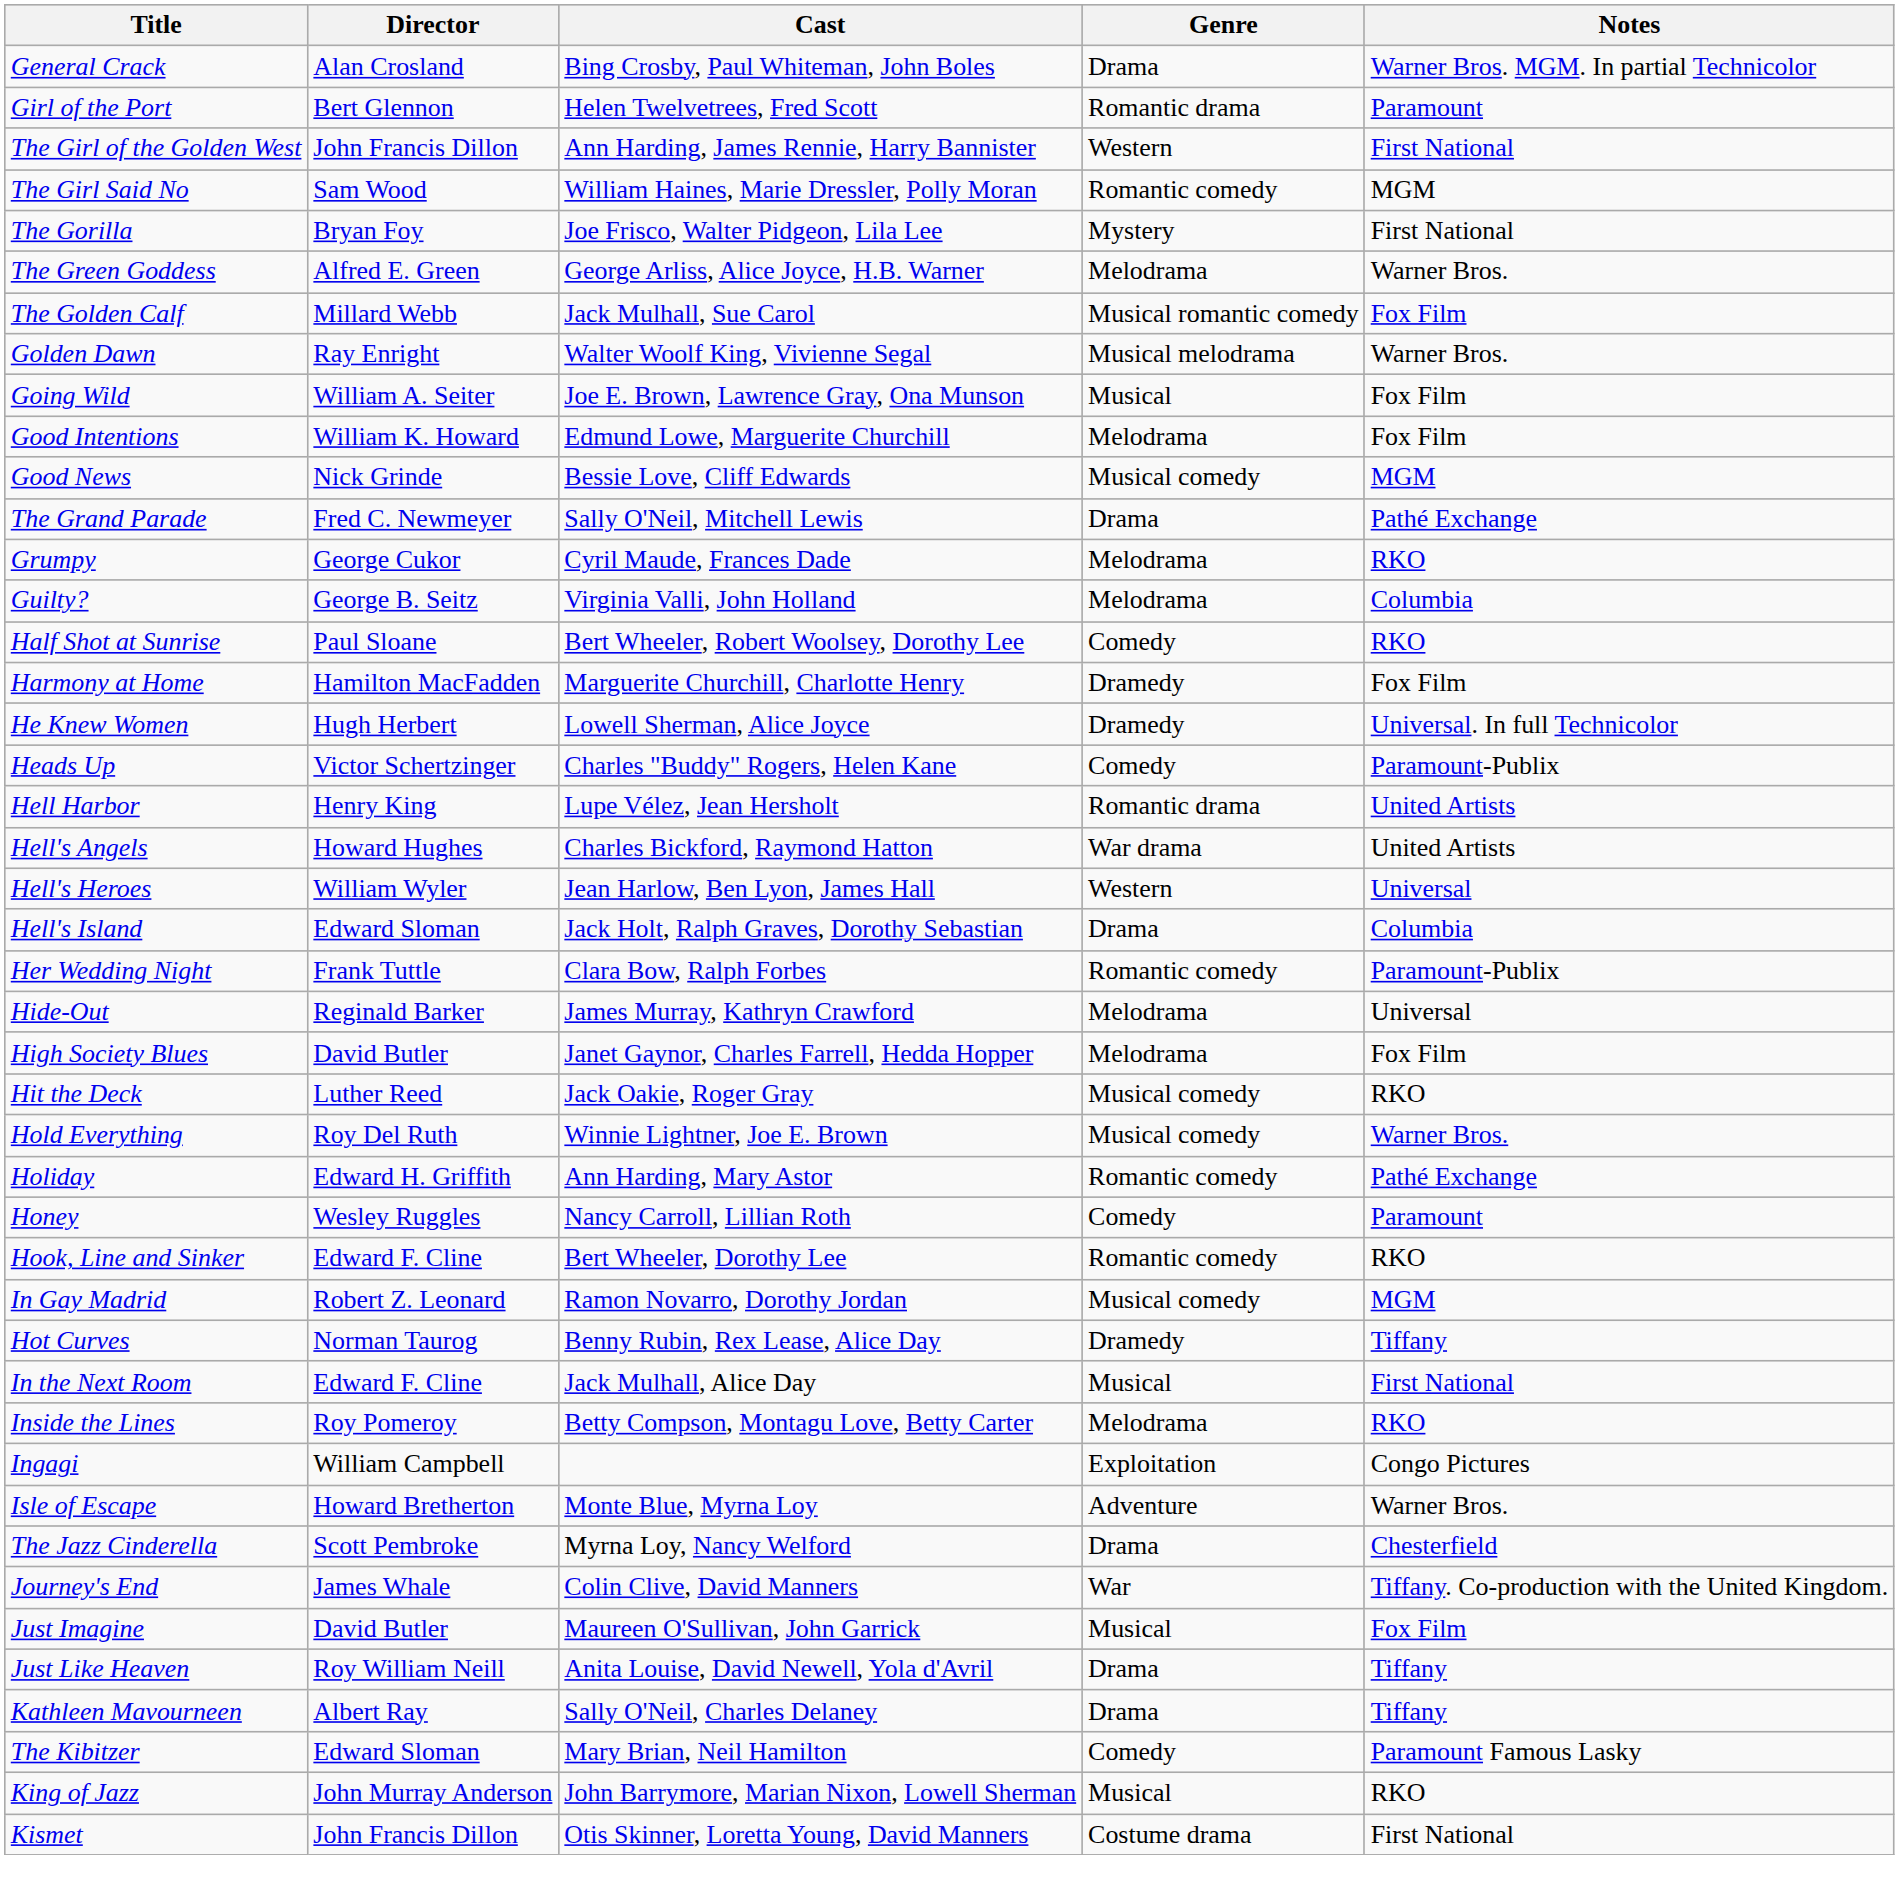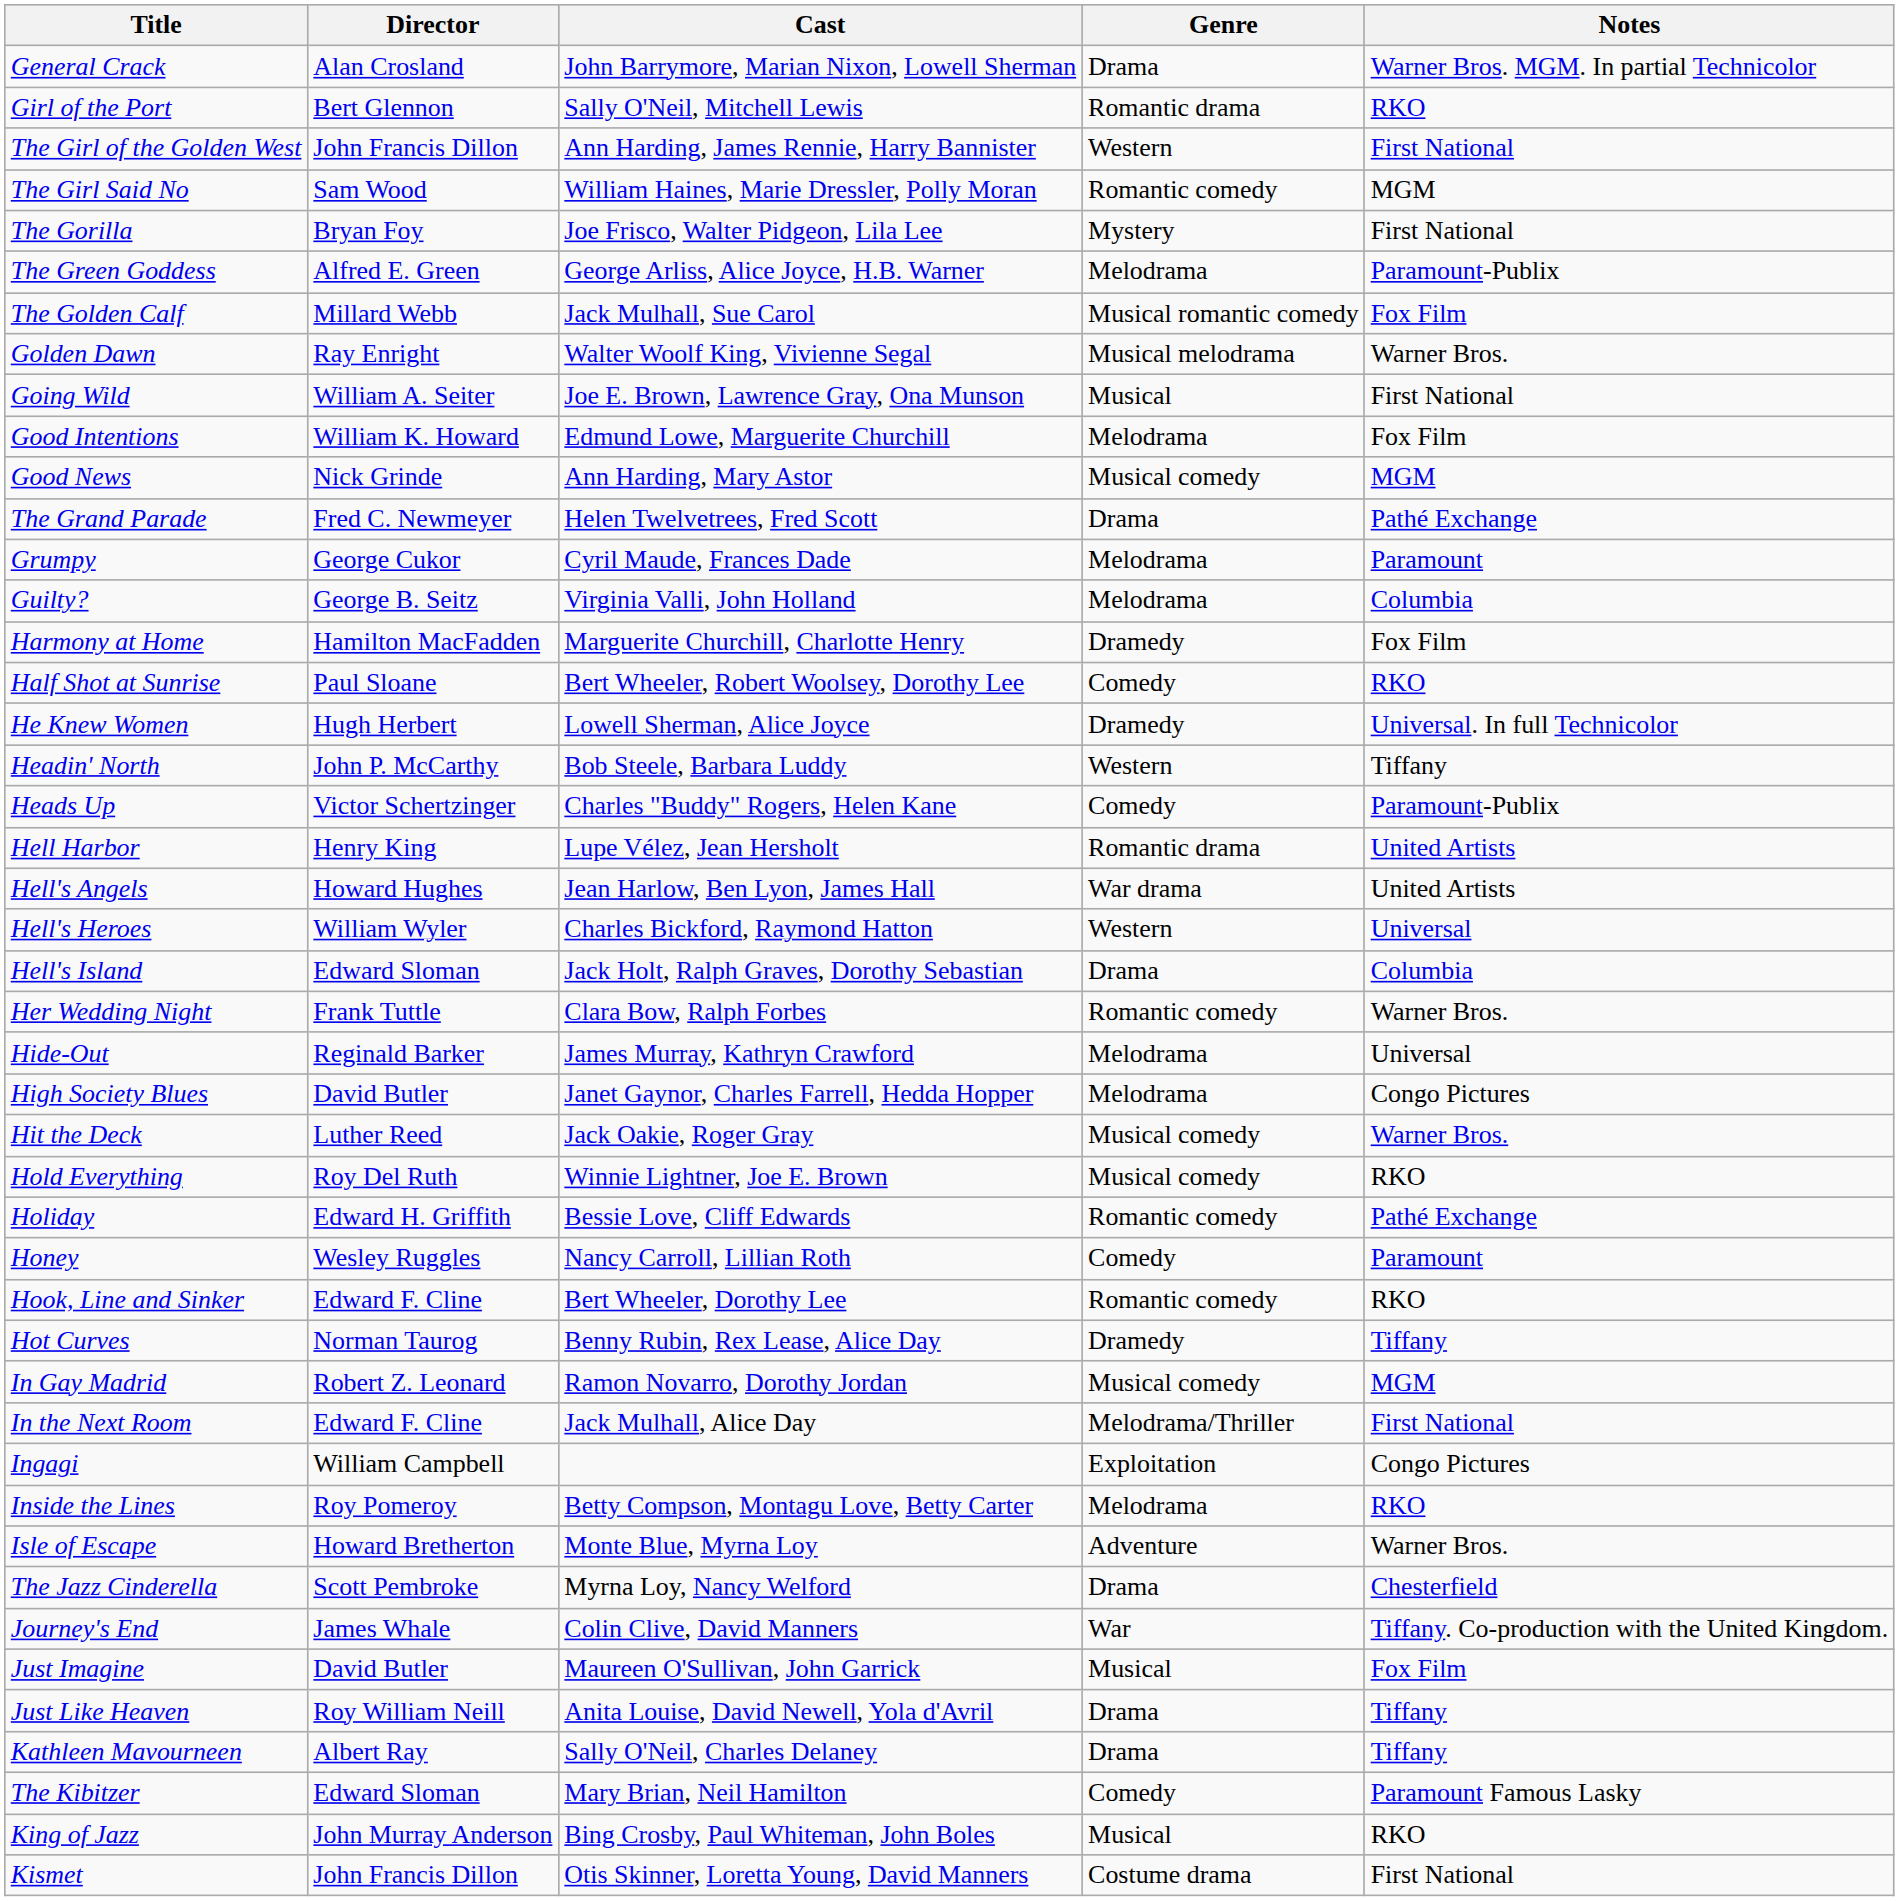(780, 66) Bing Crosby, Paul Whiteman, John Boles -> (820, 66) John Barrymore, Marian Nixon, Lowell Sherman
(721, 107) Helen Twelvetrees, Fred Scott -> (714, 107) Sally O'Neil, Mitchell Lewis
(1427, 107) Paramount -> (1398, 107) RKO
(1439, 271) Warner Bros. -> (1465, 271) Paramount-Publix
(1419, 395) Fox Film -> (1442, 395) First National
(707, 477) Bessie Love, Cliff Edwards -> (698, 477) Ann Harding, Mary Astor
(714, 518) Sally O'Neil, Mitchell Lewis -> (721, 518) Helen Twelvetrees, Fred Scott
(1398, 559) RKO -> (1427, 559) Paramount
rows swapped: (116, 641) <-> (107, 682)
+ row: (85, 764)
(749, 847) Charles Bickford, Raymond Hatton -> (750, 888) Jean Harlow, Ben Lyon, James Hall
(750, 888) Jean Harlow, Ben Lyon, James Hall -> (749, 929) Charles Bickford, Raymond Hatton
(1465, 970) Paramount-Publix -> (1439, 1011) Warner Bros.
(1419, 1052) Fox Film -> (1450, 1093) Congo Pictures
(1398, 1093) RKO -> (1439, 1134) Warner Bros.
(1439, 1134) Warner Bros. -> (1398, 1176) RKO
(698, 1176) Ann Harding, Mary Astor -> (707, 1217) Bessie Love, Cliff Edwards
rows swapped: (70, 1340) <-> (89, 1299)
(1130, 1381) Musical -> (1191, 1422) Melodrama/Thriller
rows swapped: (45, 1463) <-> (93, 1422)
(820, 1792) John Barrymore, Marian Nixon, Lowell Sherman -> (780, 1833) Bing Crosby, Paul Whiteman, John Boles
